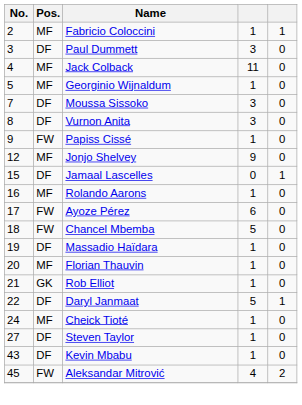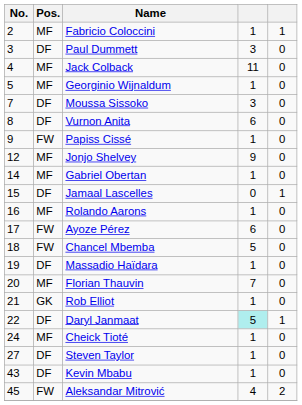(253, 121) 3 -> (253, 121) 6
+ row: (106, 175)
(253, 265) 1 -> (253, 283) 7
(253, 301) no background -> (253, 319) paleturquoise background
